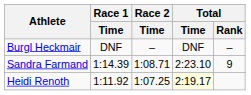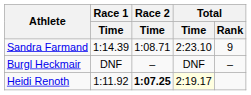rows swapped: (44, 47) <-> (47, 64)
(152, 82) normal -> (152, 82) bold
